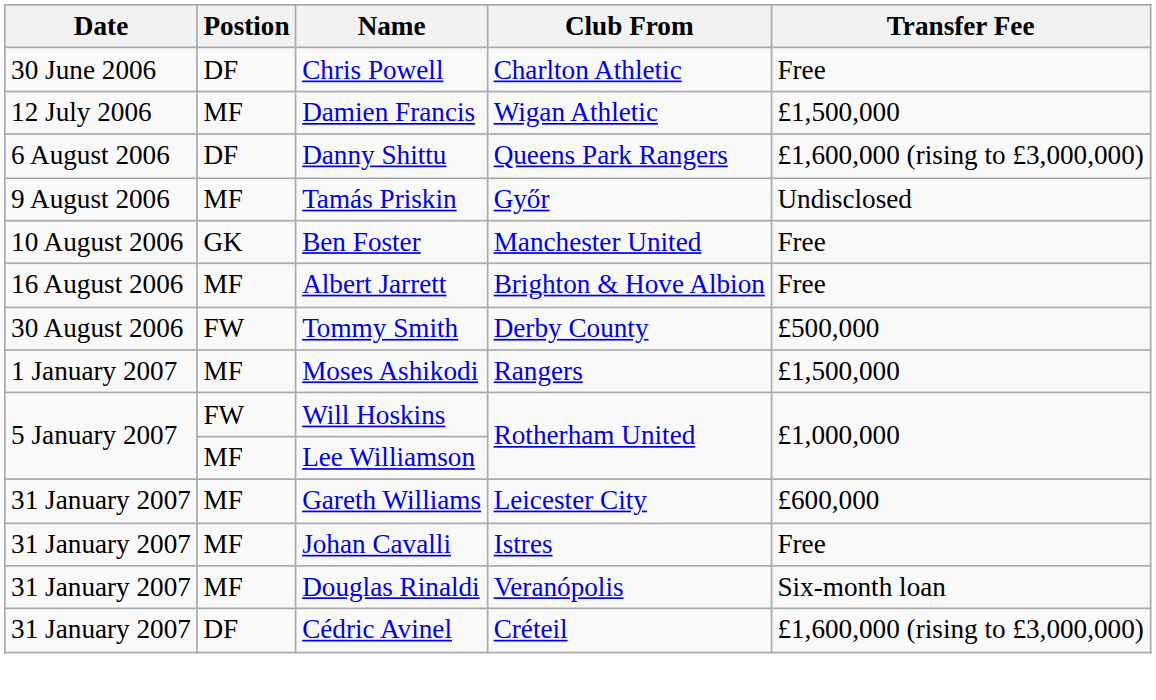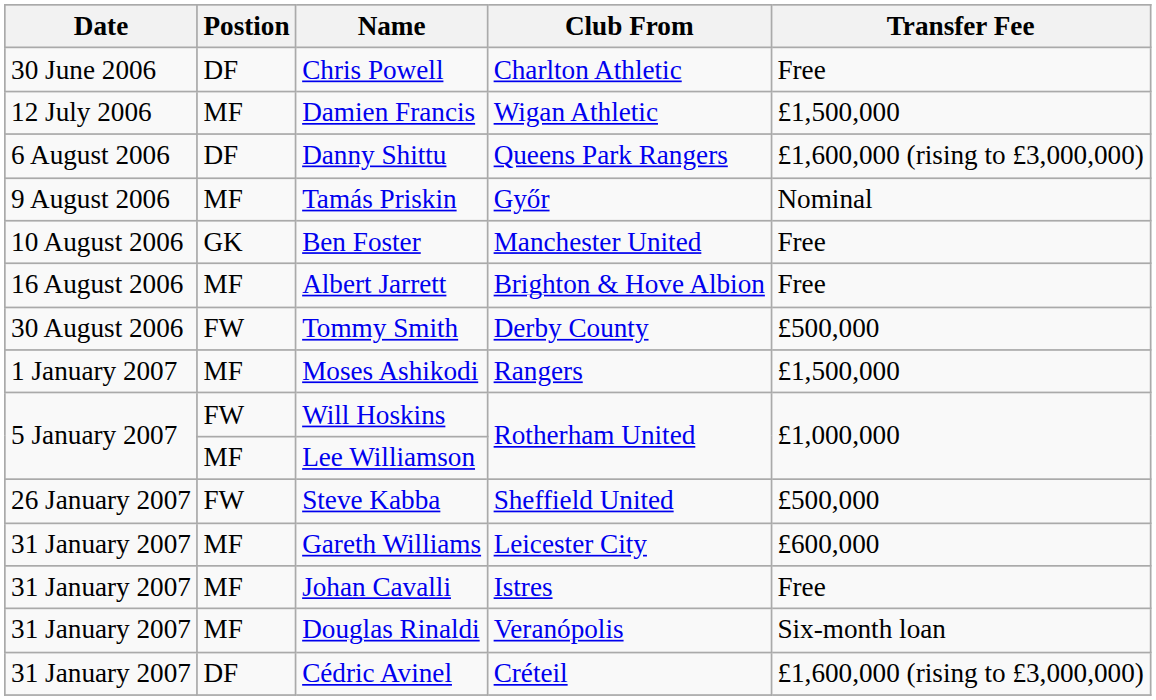(845, 198) Undisclosed -> (825, 198) Nominal
+ row: (371, 500)
